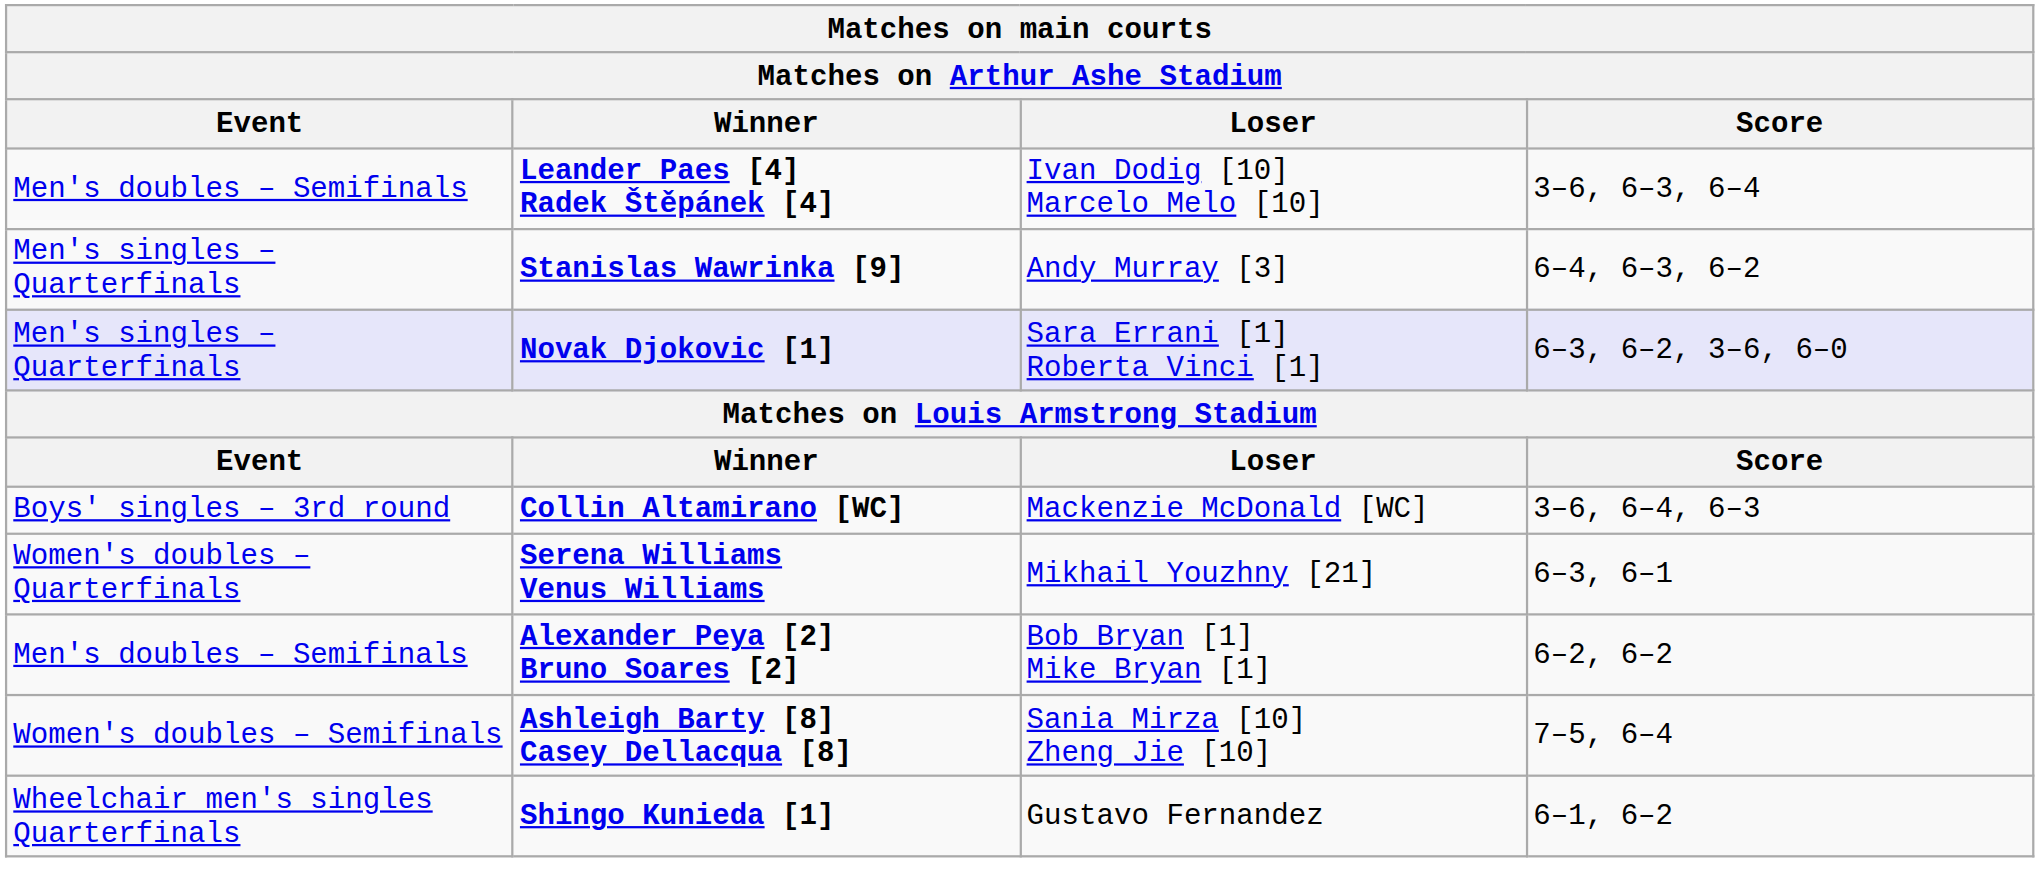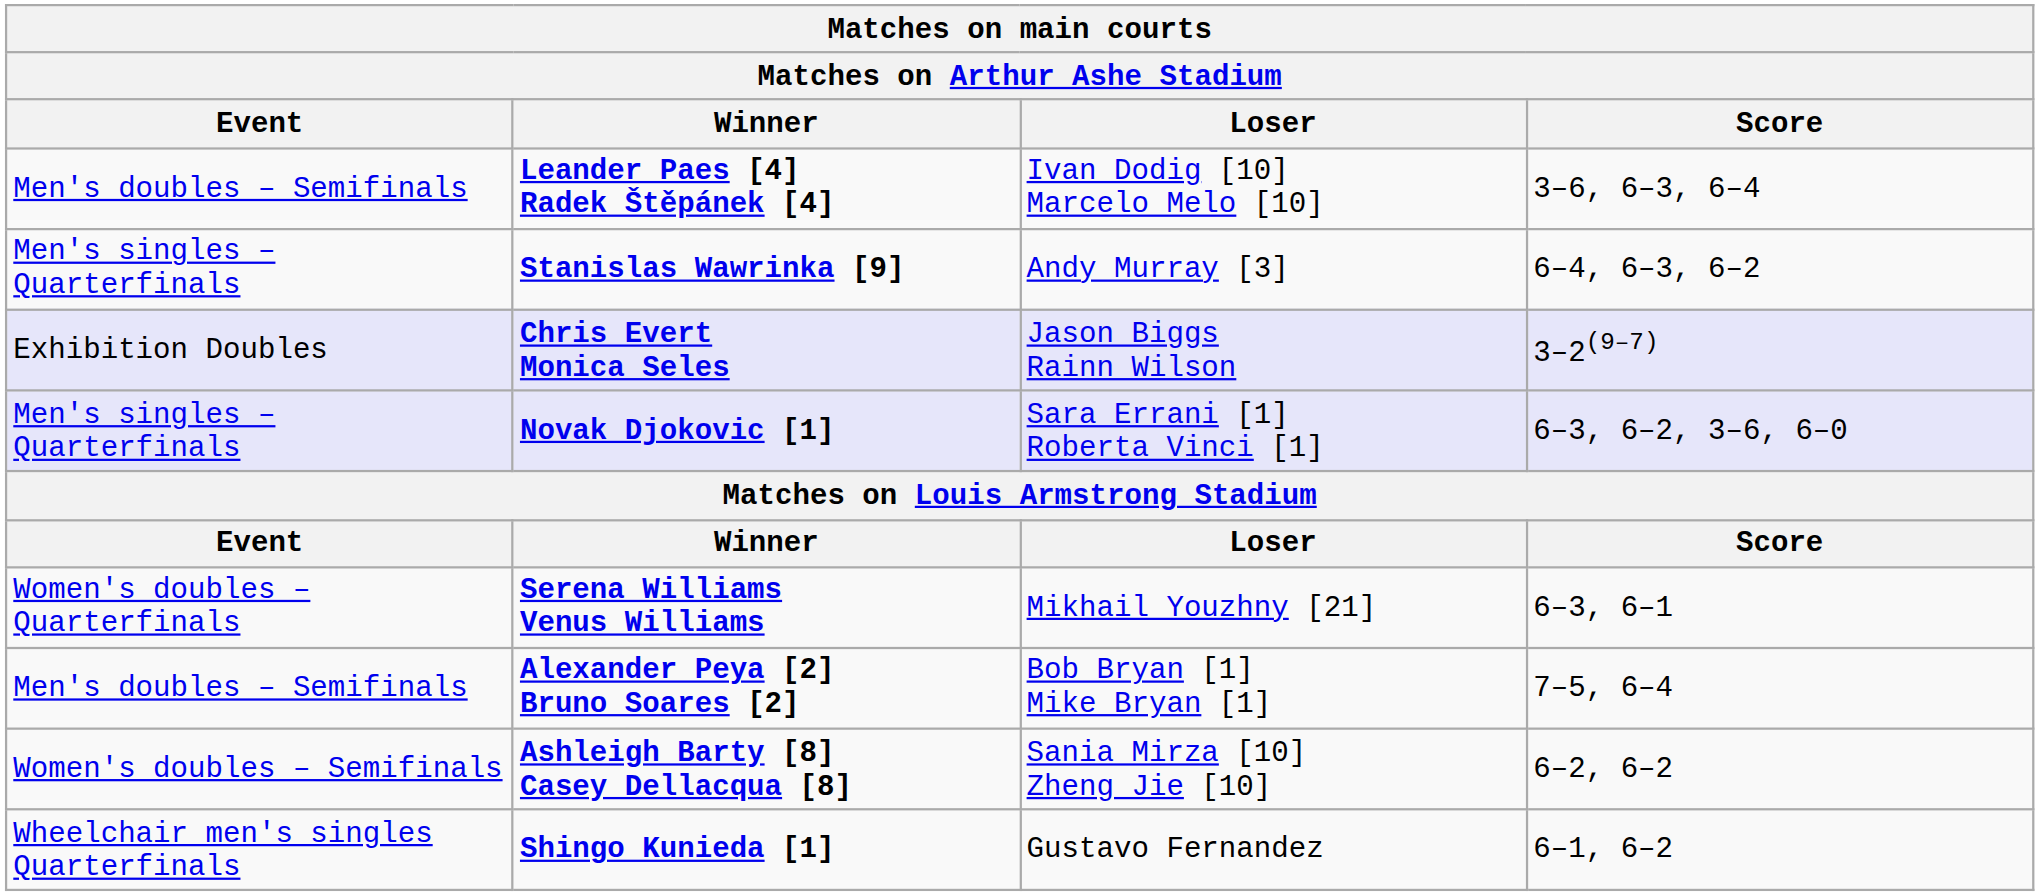+ row: (625, 350)
- row: (712, 509)
(1603, 655) 6–2, 6–2 -> (1603, 688) 7–5, 6–4
(1603, 736) 7–5, 6–4 -> (1603, 769) 6–2, 6–2
